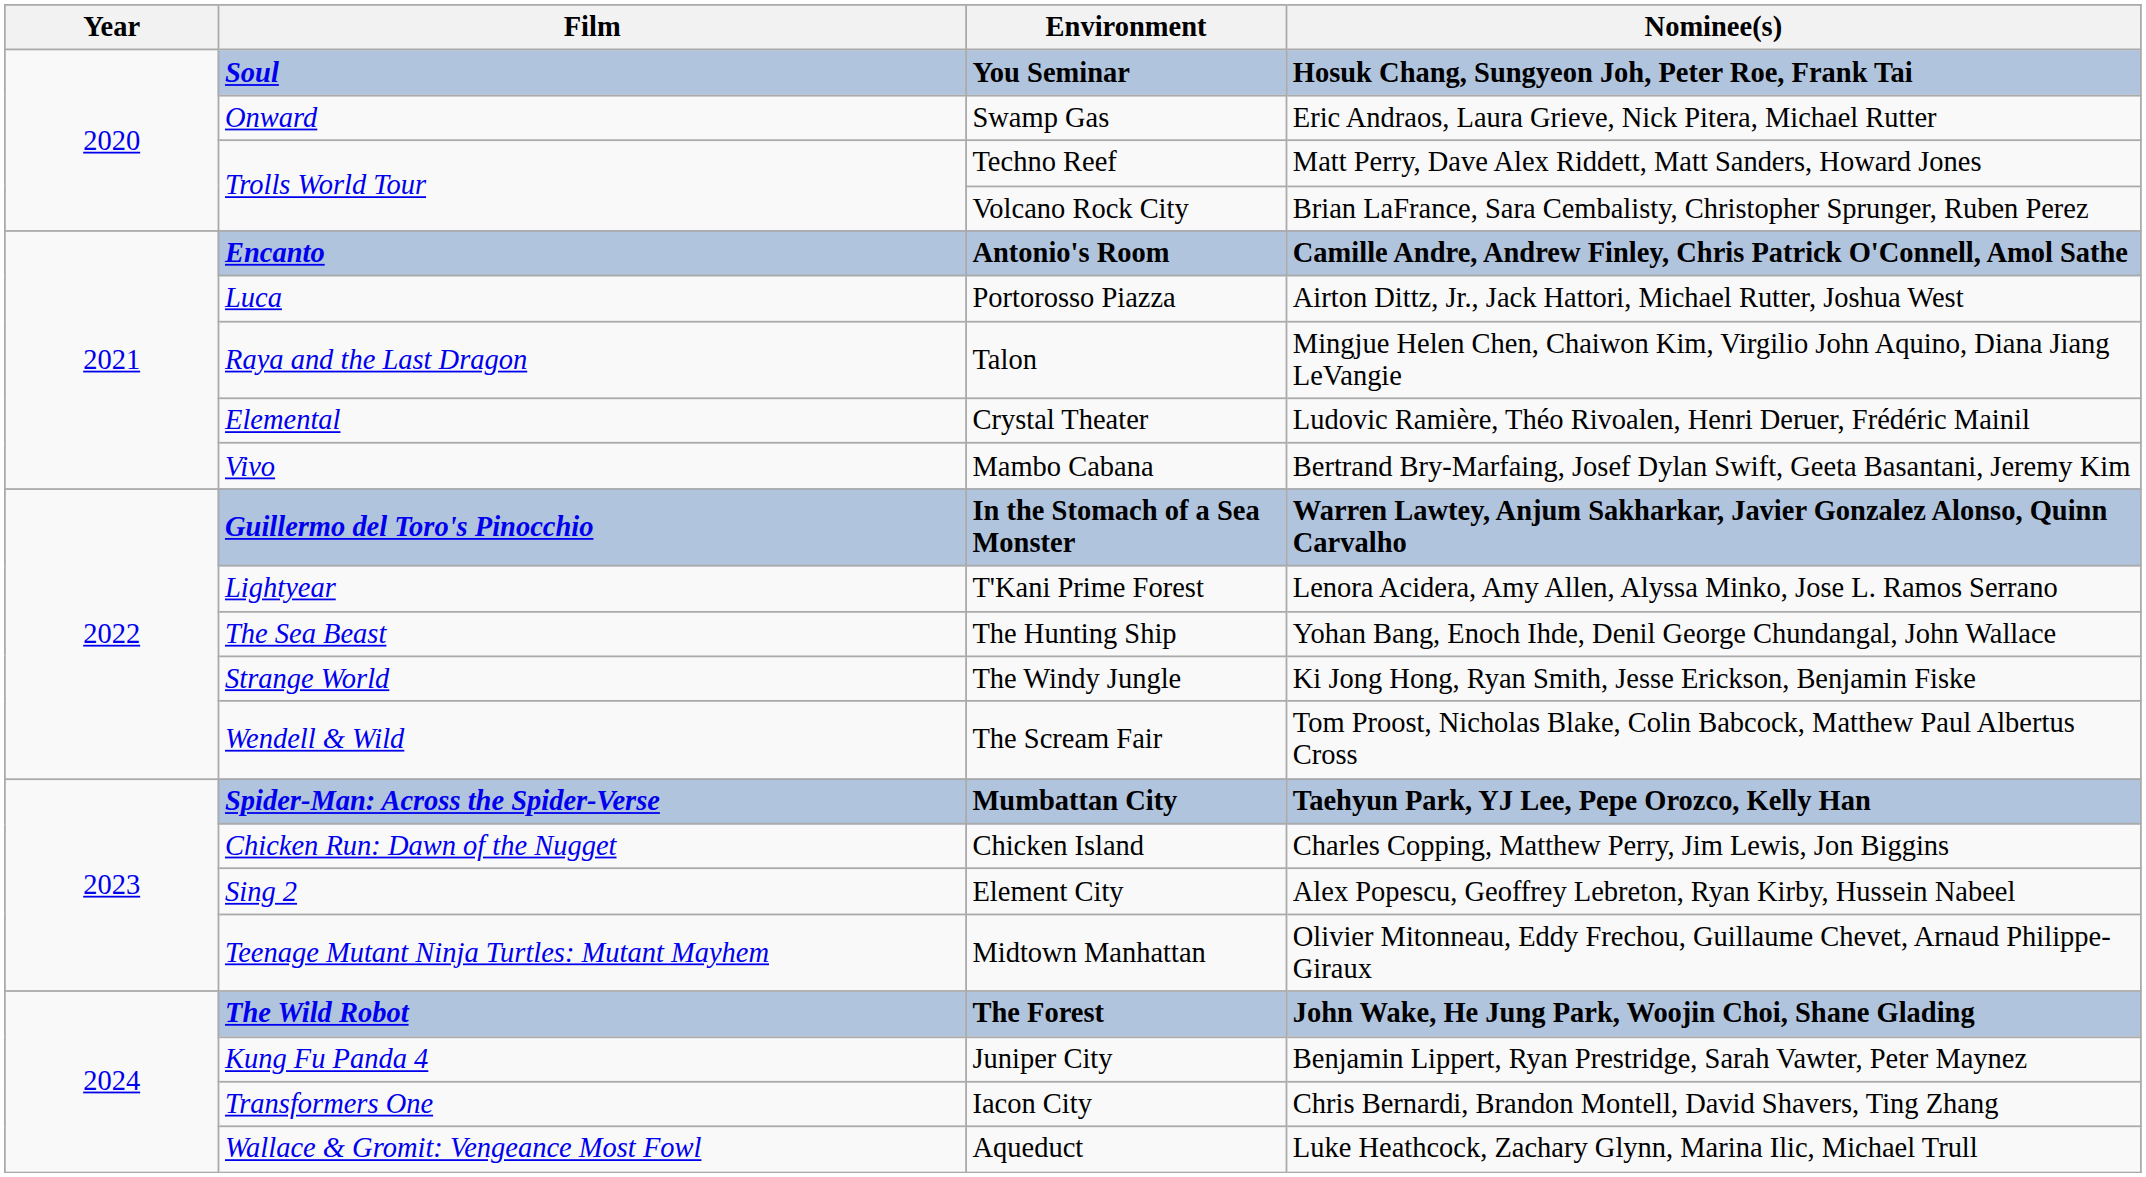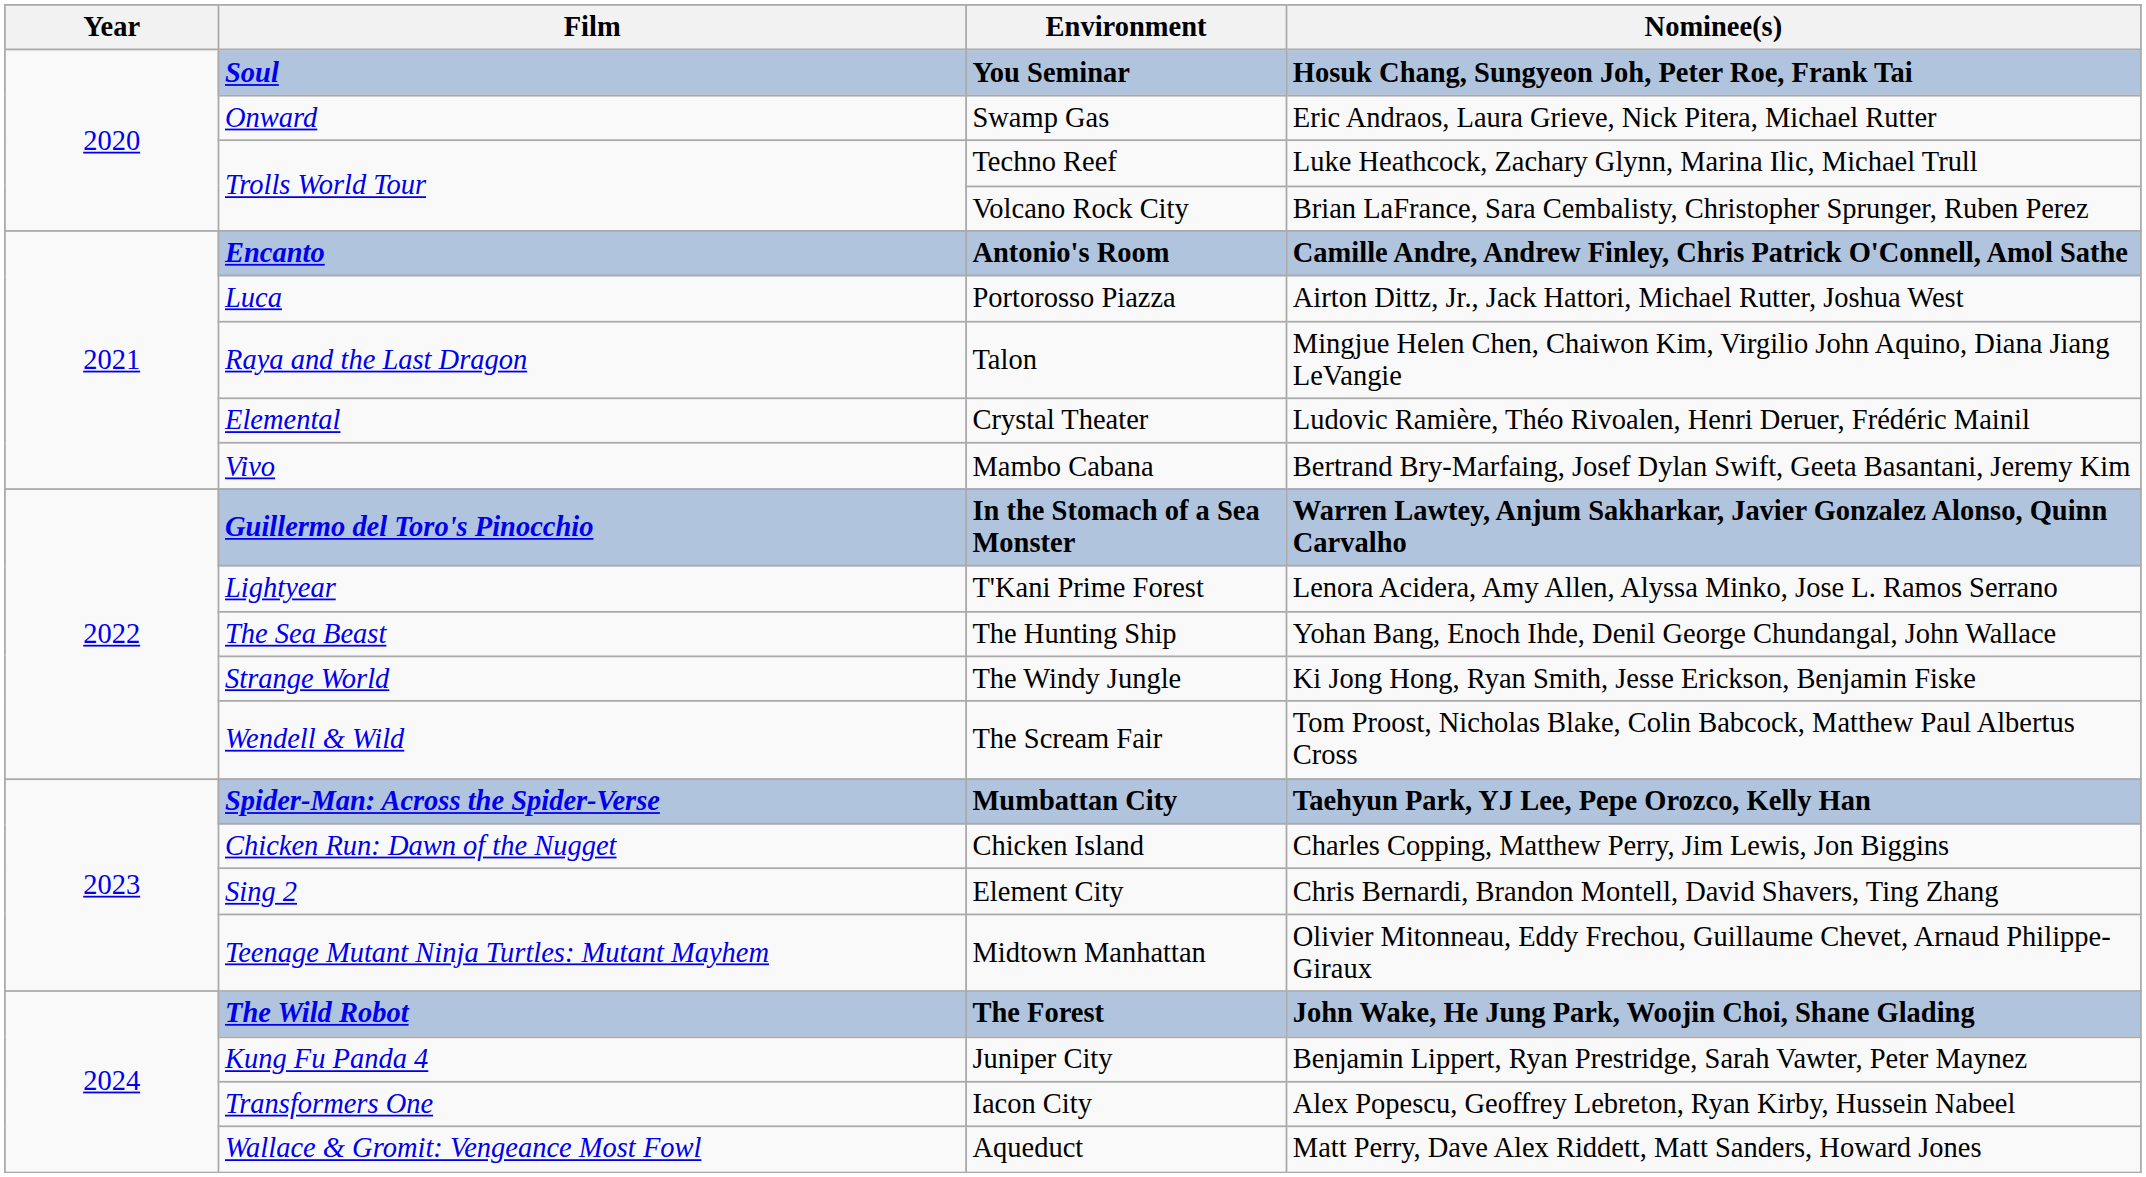(1637, 162) Matt Perry, Dave Alex Riddett, Matt Sanders, Howard Jones -> (1635, 162) Luke Heathcock, Zachary Glynn, Marina Ilic, Michael Trull
(1654, 891) Alex Popescu, Geoffrey Lebreton, Ryan Kirby, Hussein Nabeel -> (1646, 891) Chris Bernardi, Brandon Montell, David Shavers, Ting Zhang
(1646, 1103) Chris Bernardi, Brandon Montell, David Shavers, Ting Zhang -> (1654, 1103) Alex Popescu, Geoffrey Lebreton, Ryan Kirby, Hussein Nabeel
(1635, 1148) Luke Heathcock, Zachary Glynn, Marina Ilic, Michael Trull -> (1637, 1148) Matt Perry, Dave Alex Riddett, Matt Sanders, Howard Jones
